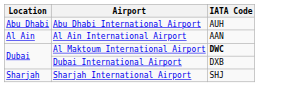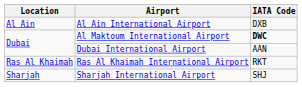- row: (127, 24)
(217, 37) AAN -> (260, 24) DXB
(217, 62) DXB -> (260, 50) AAN
+ row: (163, 62)
